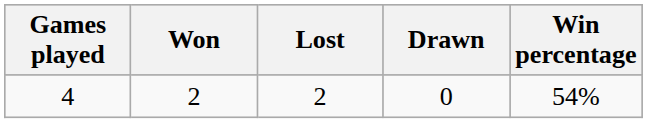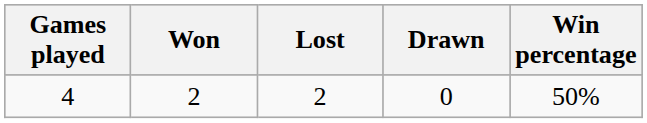(576, 95) 54% -> (576, 95) 50%
